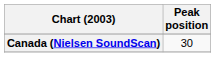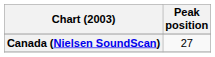(187, 43) 30 -> (187, 43) 27
